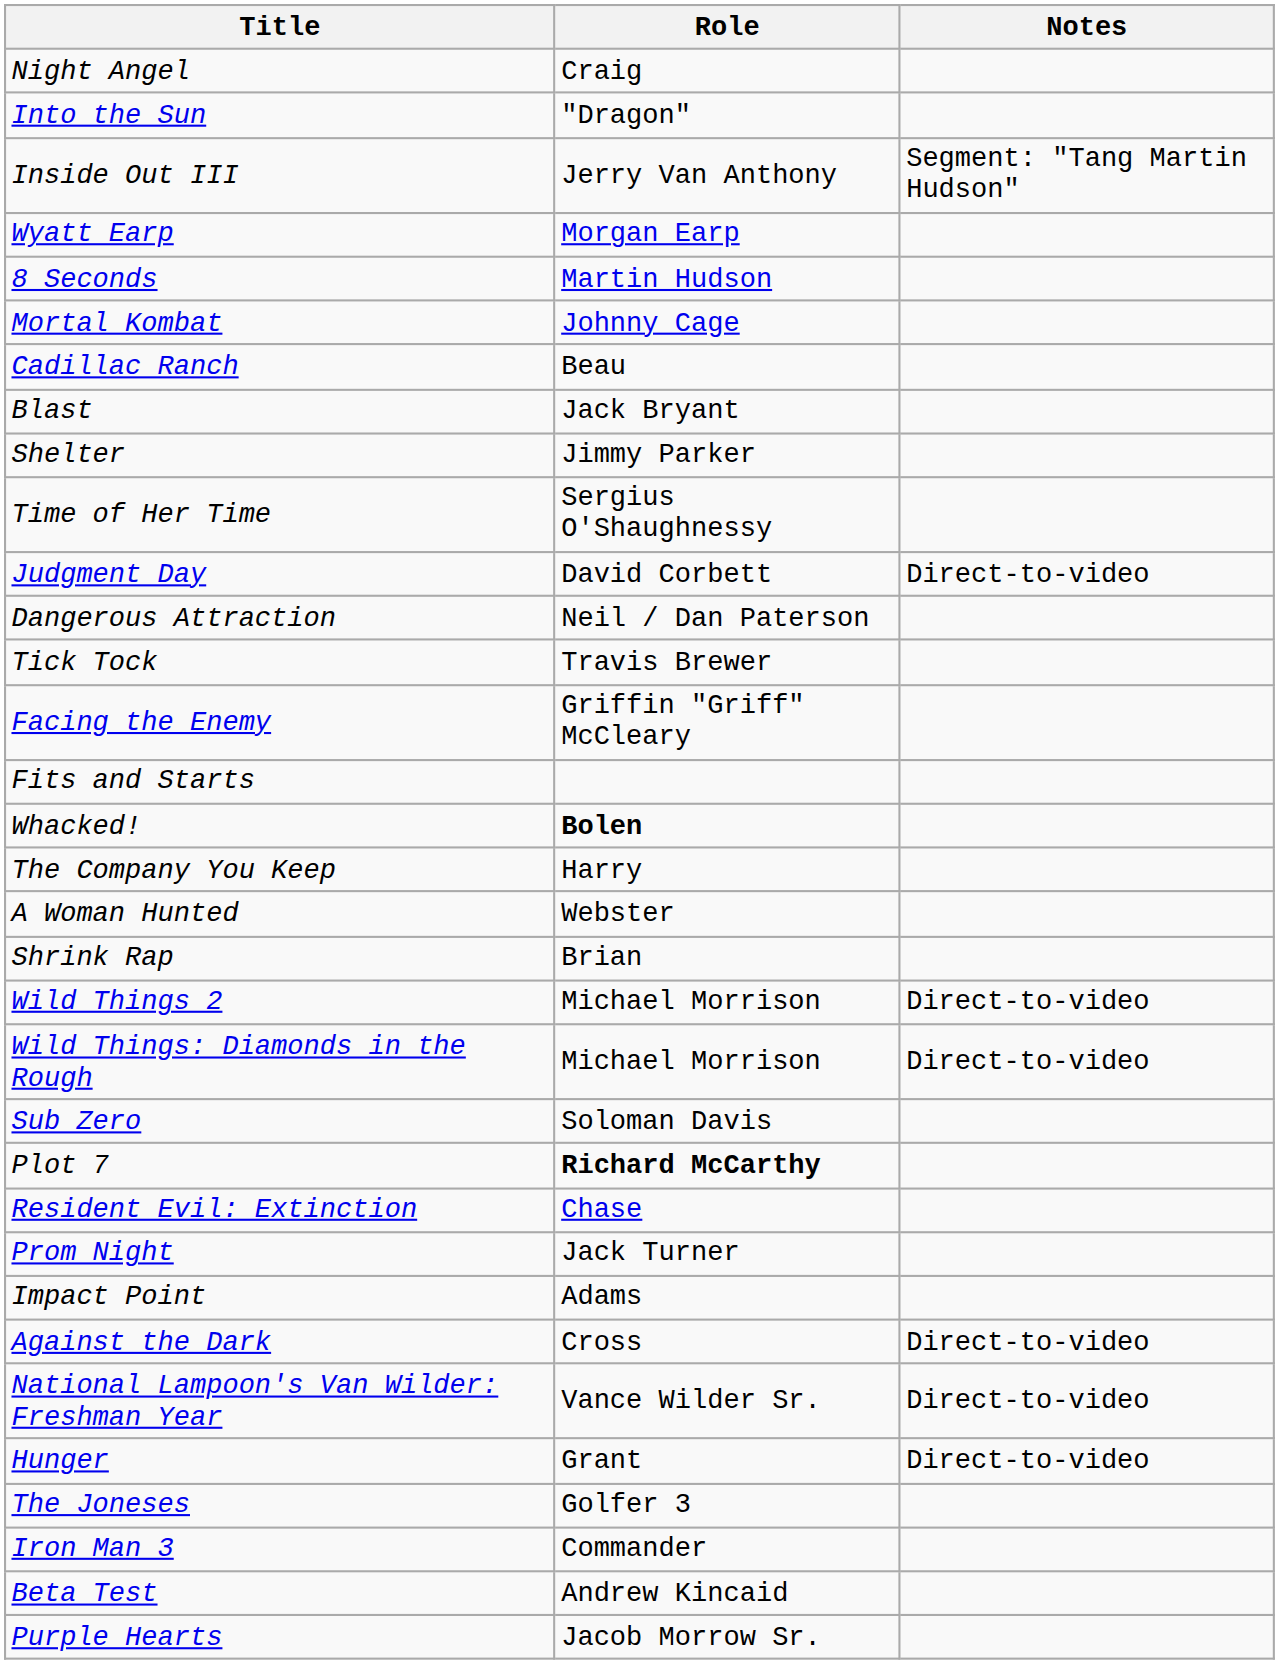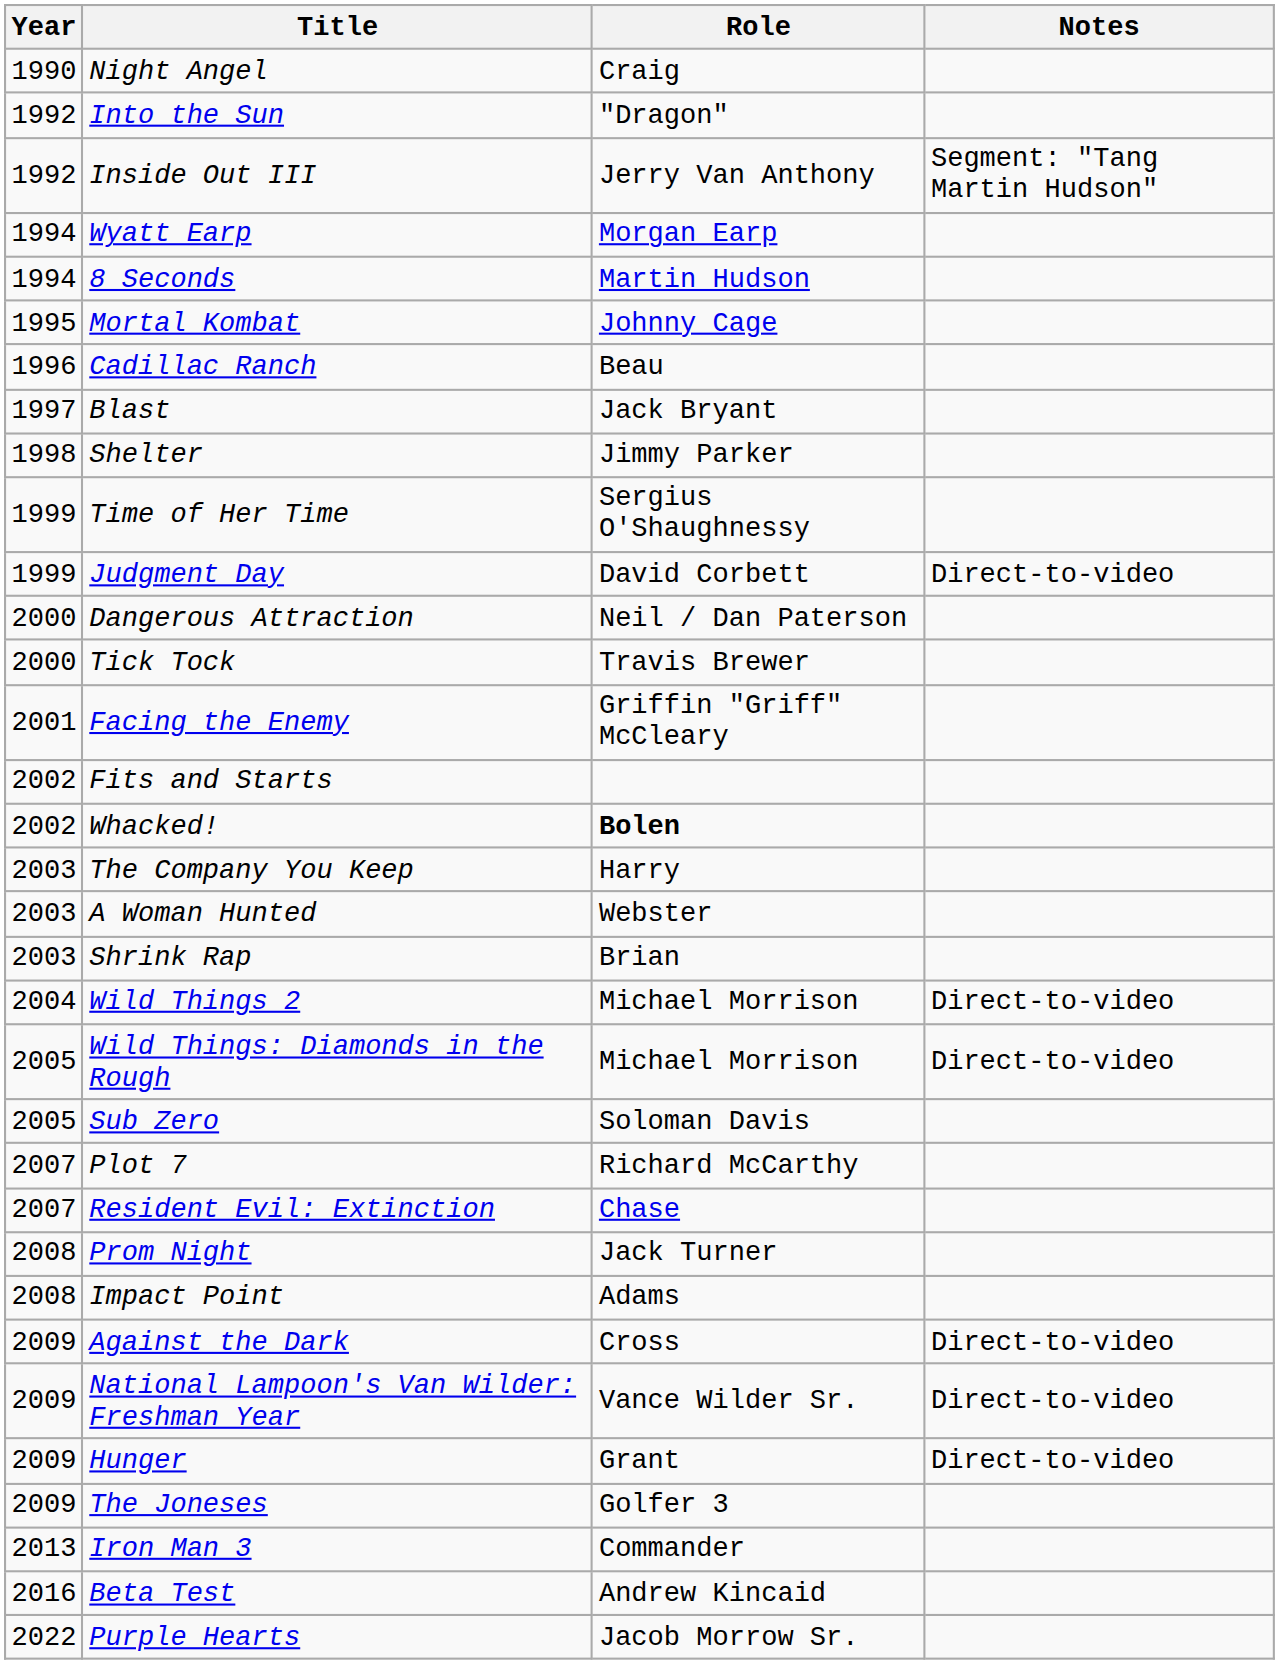+ column: (44, 27)
(691, 1165) bold -> (729, 1165) normal
